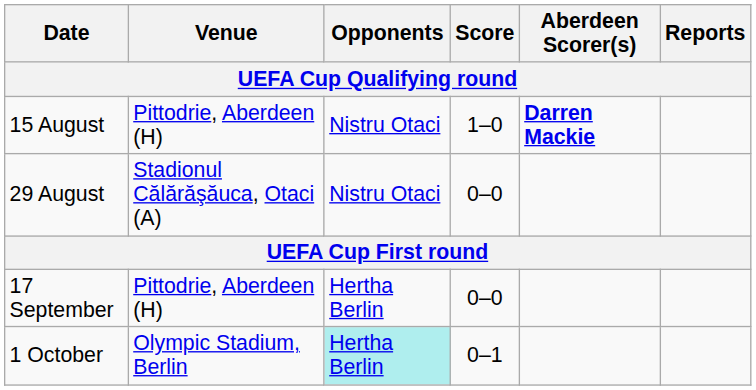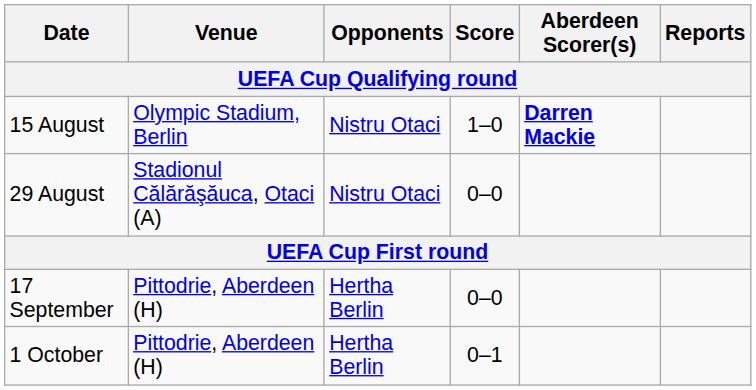(224, 124) Pittodrie, Aberdeen (H) -> (217, 124) Olympic Stadium, Berlin
(217, 355) Olympic Stadium, Berlin -> (224, 355) Pittodrie, Aberdeen (H)
(361, 355) paleturquoise background -> (361, 355) no background
